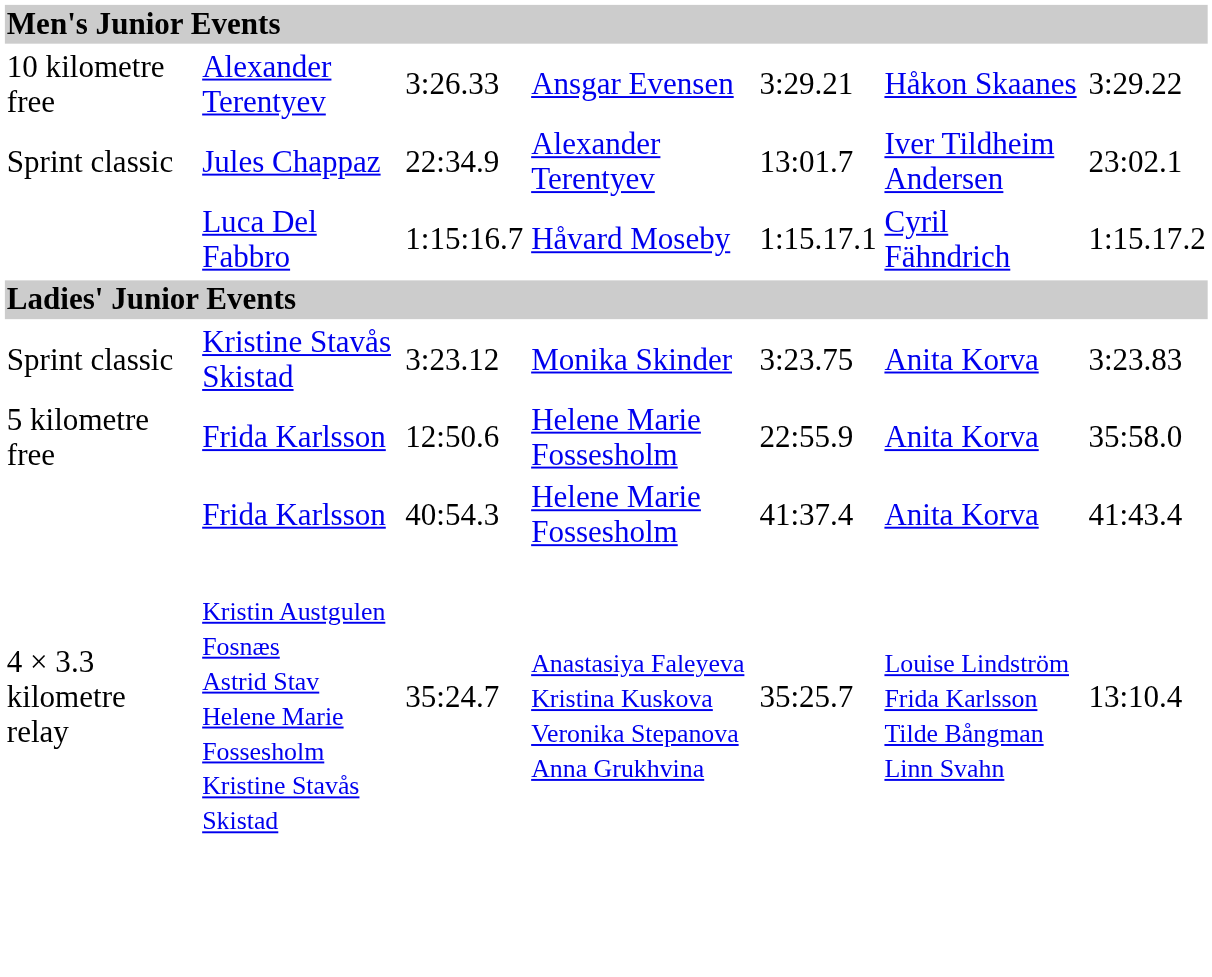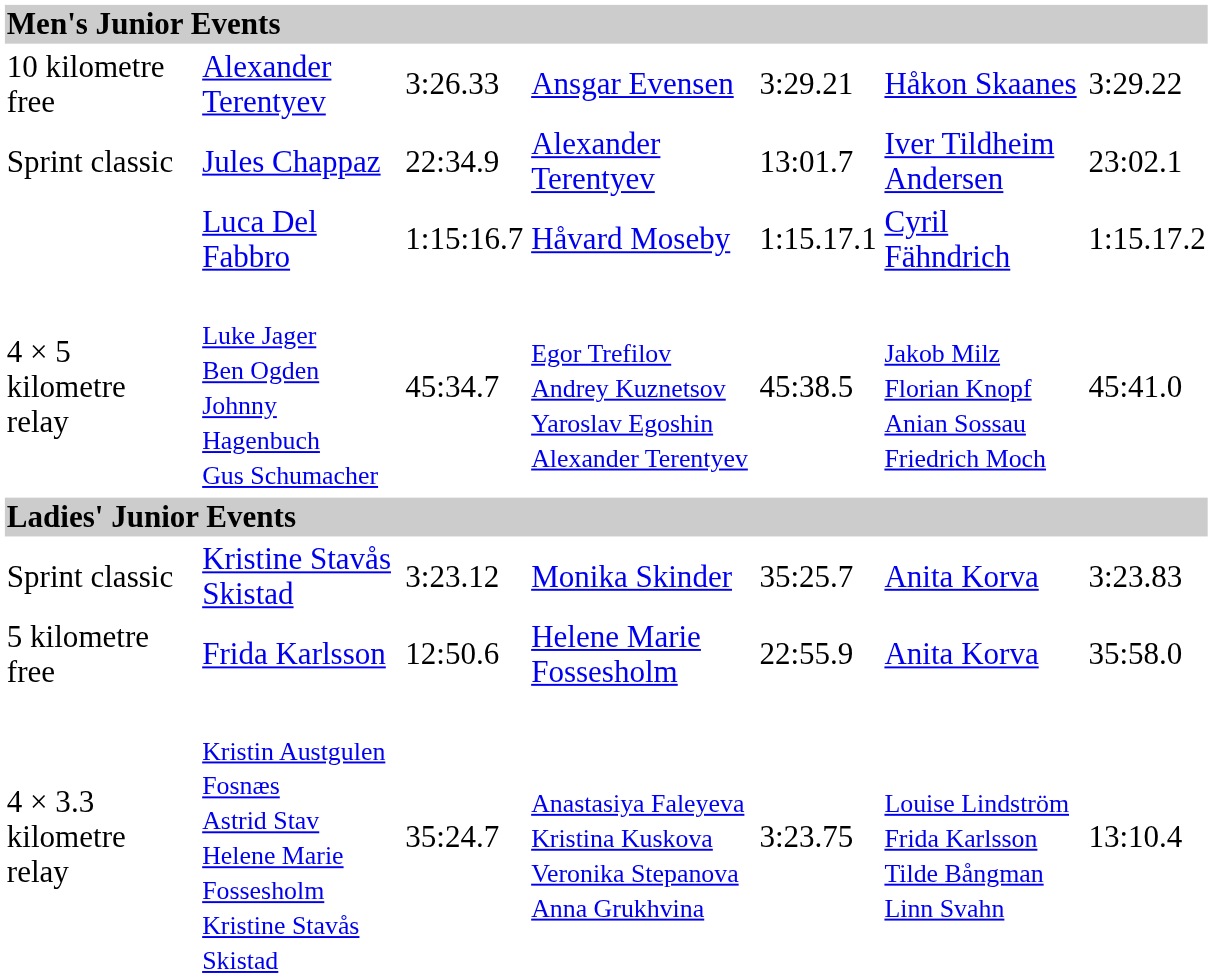+ row: (452, 386)
(806, 359) 3:23.75 -> (806, 576) 35:25.7
- row: (452, 514)
(806, 696) 35:25.7 -> (806, 836) 3:23.75
